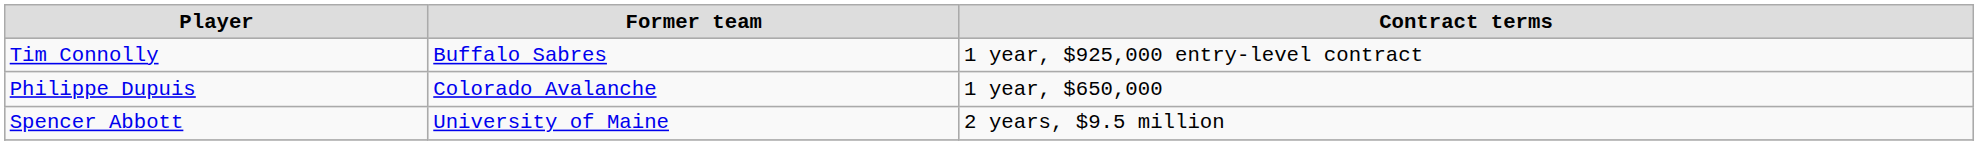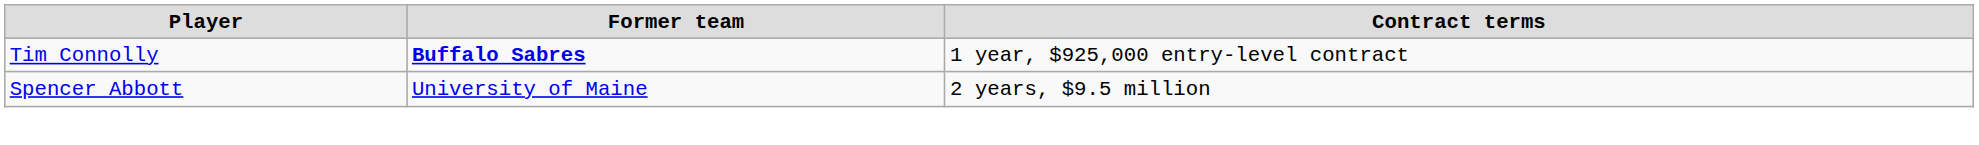(520, 55) normal -> (499, 55) bold
- row: (103, 89)
